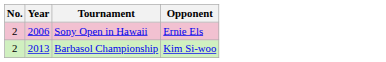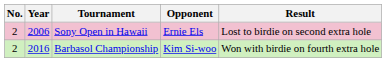+ column: (300, 13)
(39, 49) 2013 -> (39, 49) 2016
